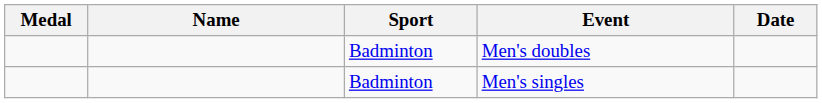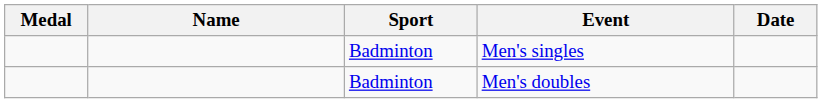rows swapped: (536, 51) <-> (533, 82)
